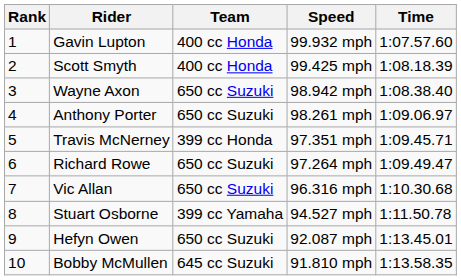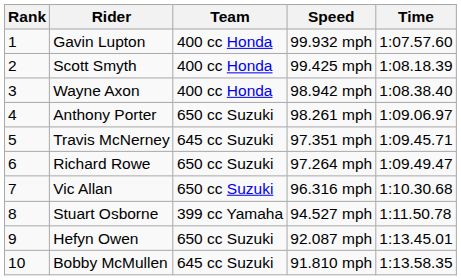(225, 91) 650 cc Suzuki -> (225, 91) 400 cc Honda
(225, 140) 399 cc Honda -> (225, 140) 645 cc Suzuki
